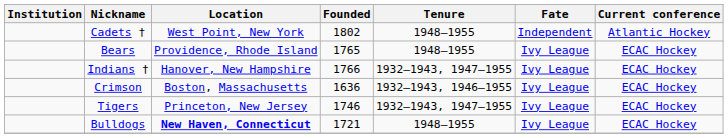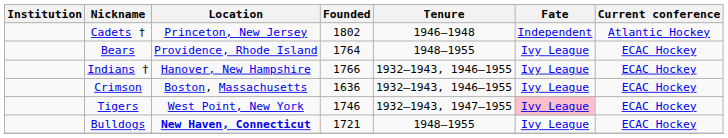(236, 32) West Point, New York -> (236, 32) Princeton, New Jersey
(444, 32) 1948–1955 -> (444, 32) 1946–1948
(347, 51) 1765 -> (347, 51) 1764
(444, 69) 1932–1943, 1947–1955 -> (444, 69) 1932–1943, 1946–1955
(236, 106) Princeton, New Jersey -> (236, 106) West Point, New York
(555, 106) no background -> (555, 106) pink background
